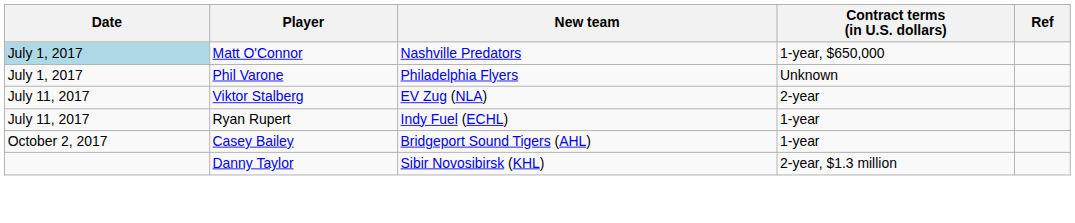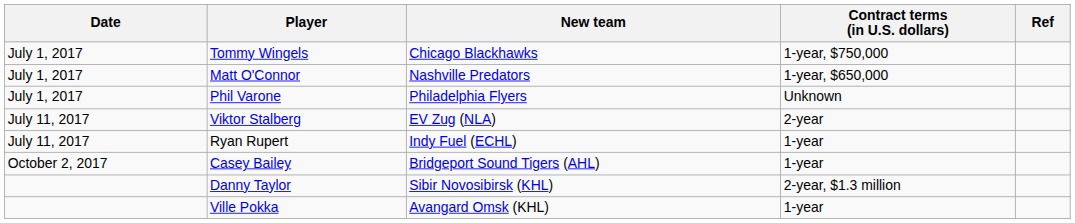+ row: (259, 53)
(45, 53) lightblue background -> (45, 75) no background
+ row: (244, 207)
